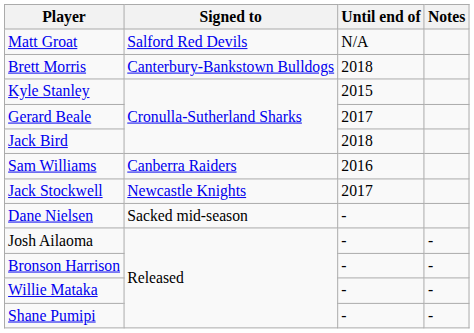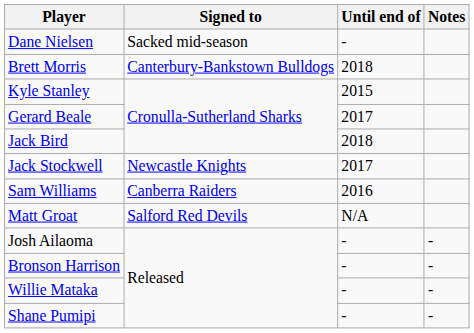rows swapped: (51, 215) <-> (43, 41)
rows swapped: (55, 191) <-> (52, 166)
